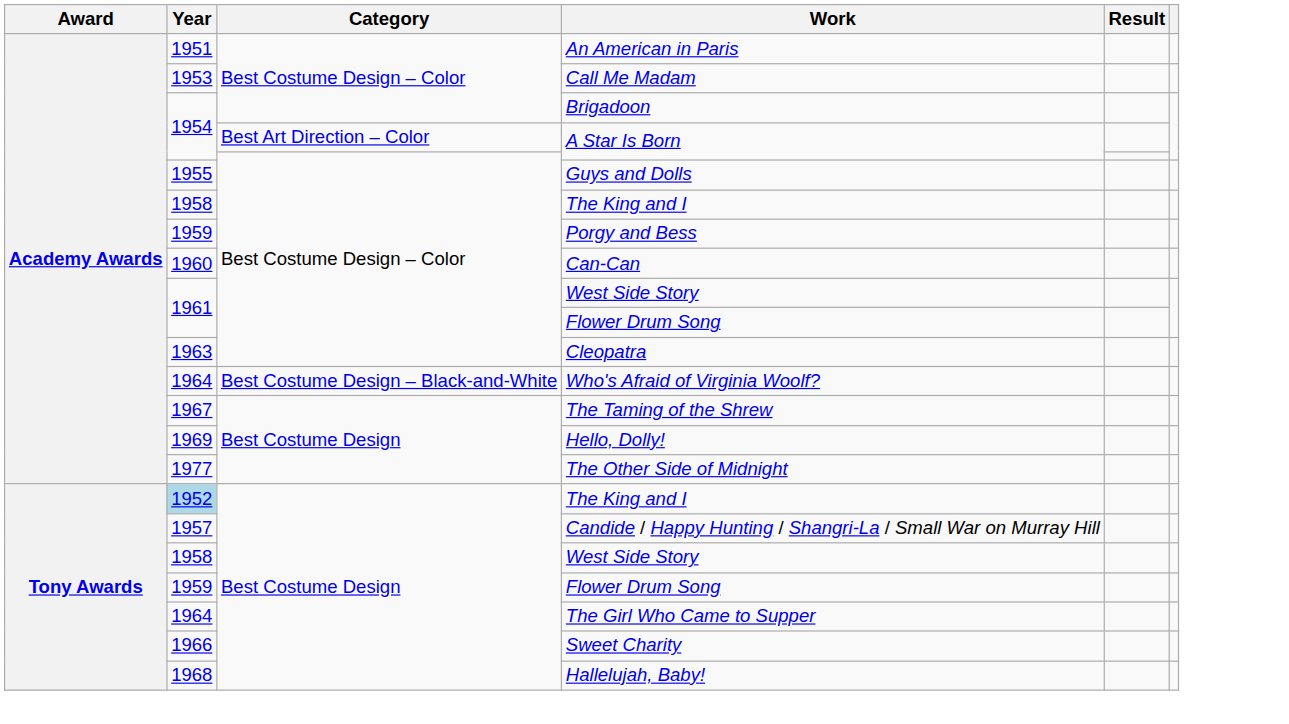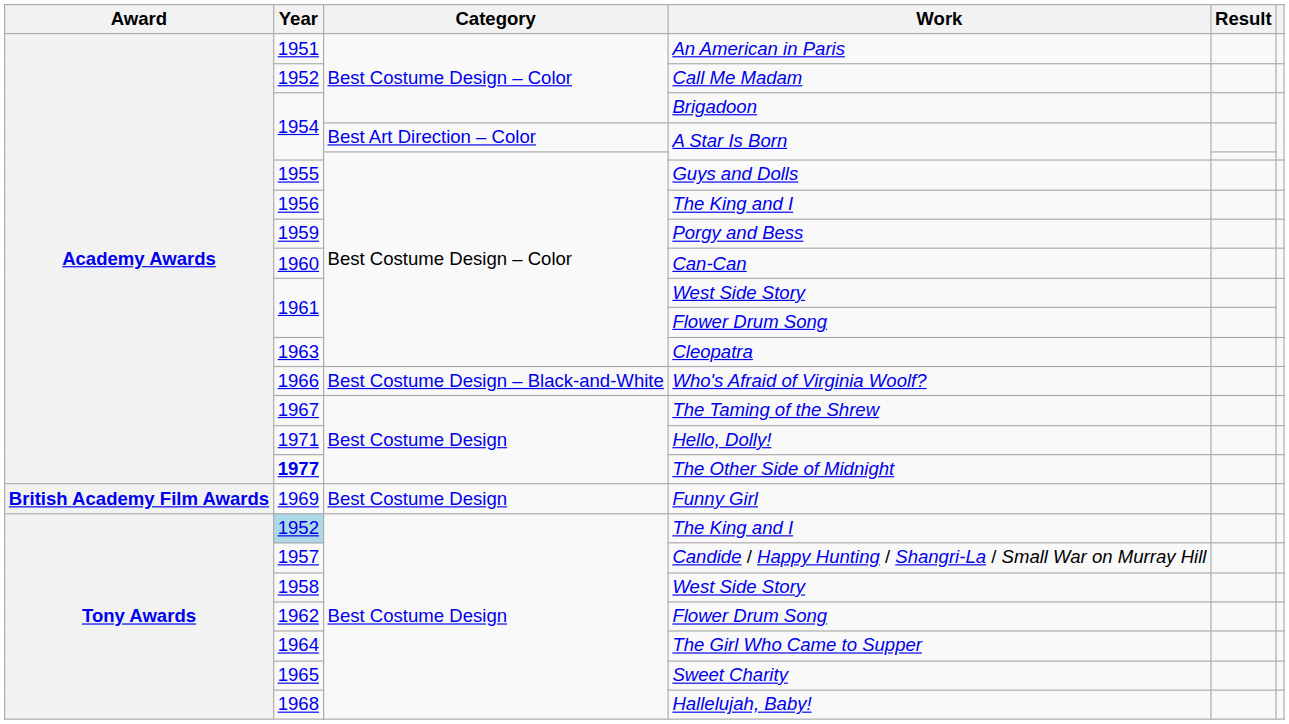(192, 78) 1953 -> (298, 78) 1952
(192, 204) 1958 -> (298, 204) 1956
(192, 380) 1964 -> (298, 380) 1966
(192, 439) 1969 -> (298, 439) 1971
(192, 469) normal -> (298, 469) bold
+ row: (417, 498)
(192, 587) 1959 -> (298, 616) 1962
(192, 645) 1966 -> (298, 675) 1965
